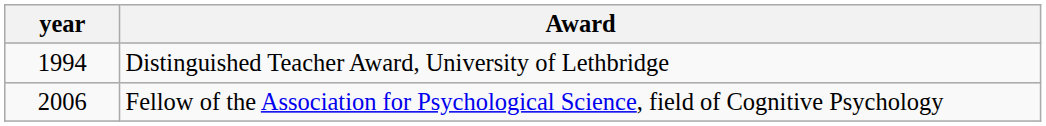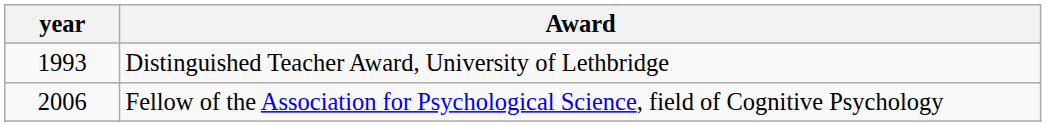(62, 62) 1994 -> (62, 62) 1993
